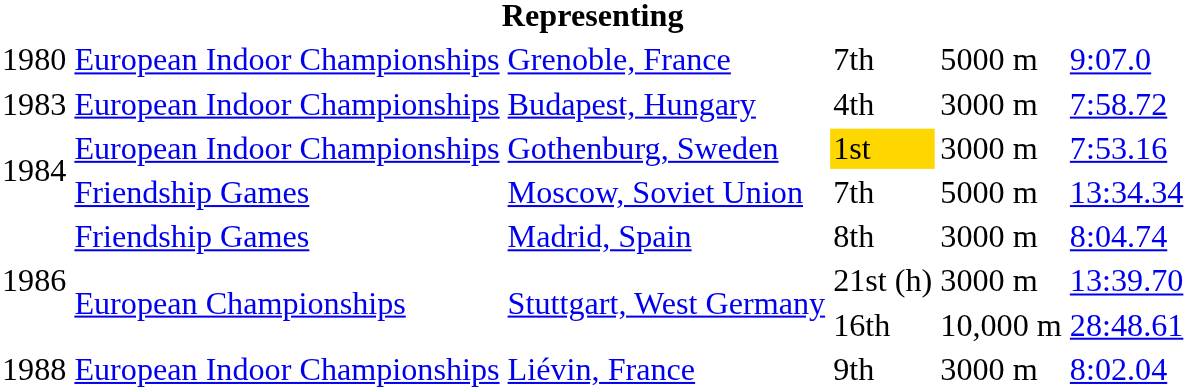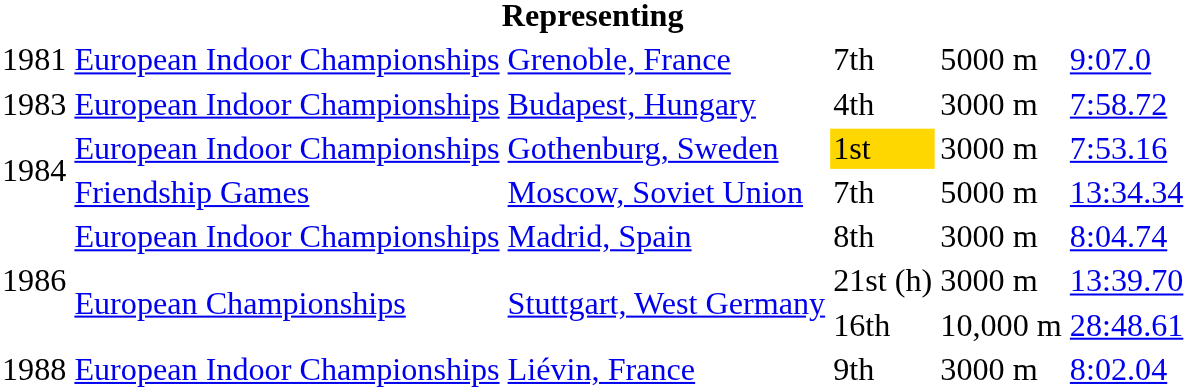(34, 59) 1980 -> (34, 59) 1981
(192, 236) Friendship Games -> (287, 236) European Indoor Championships
